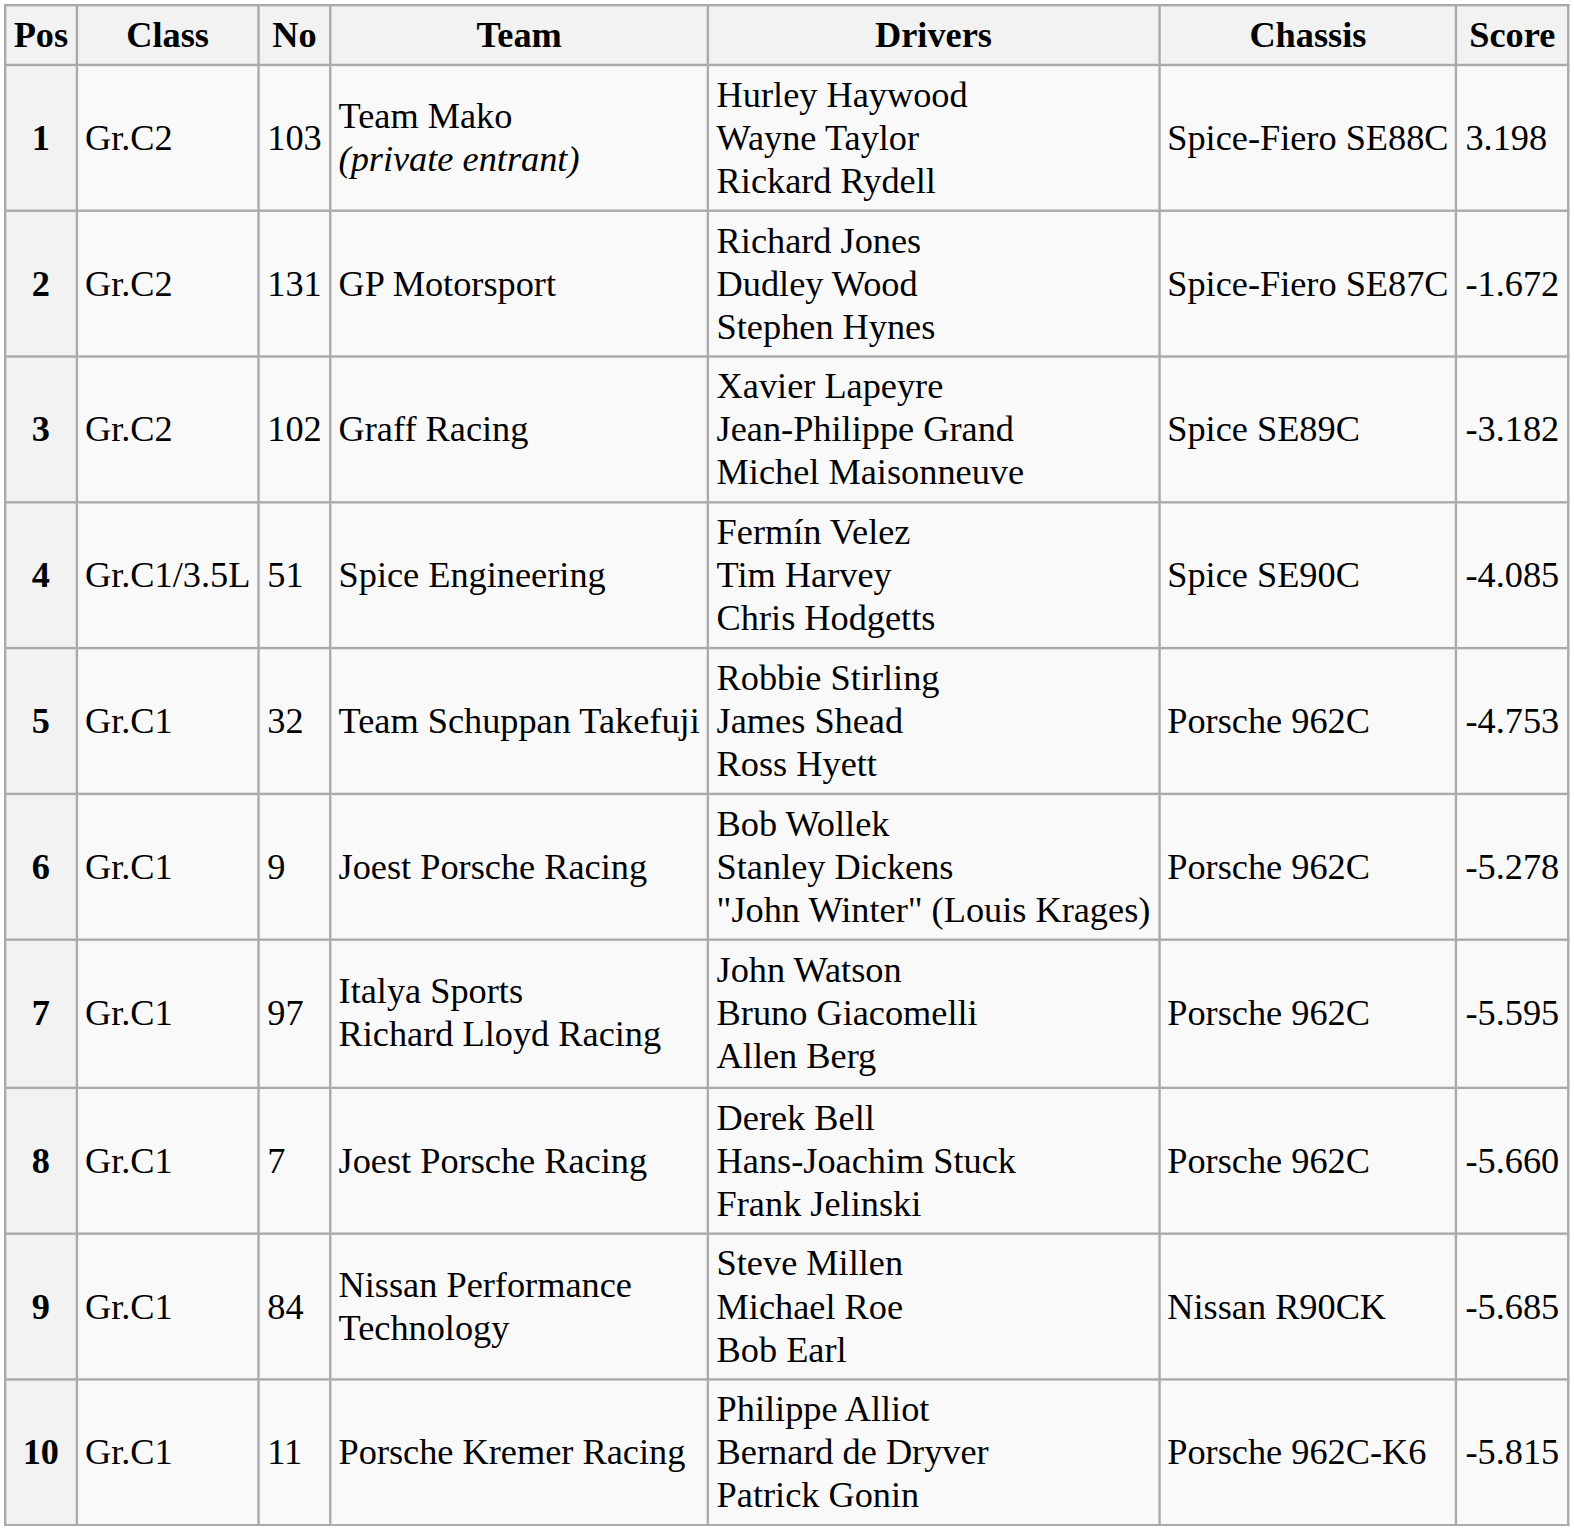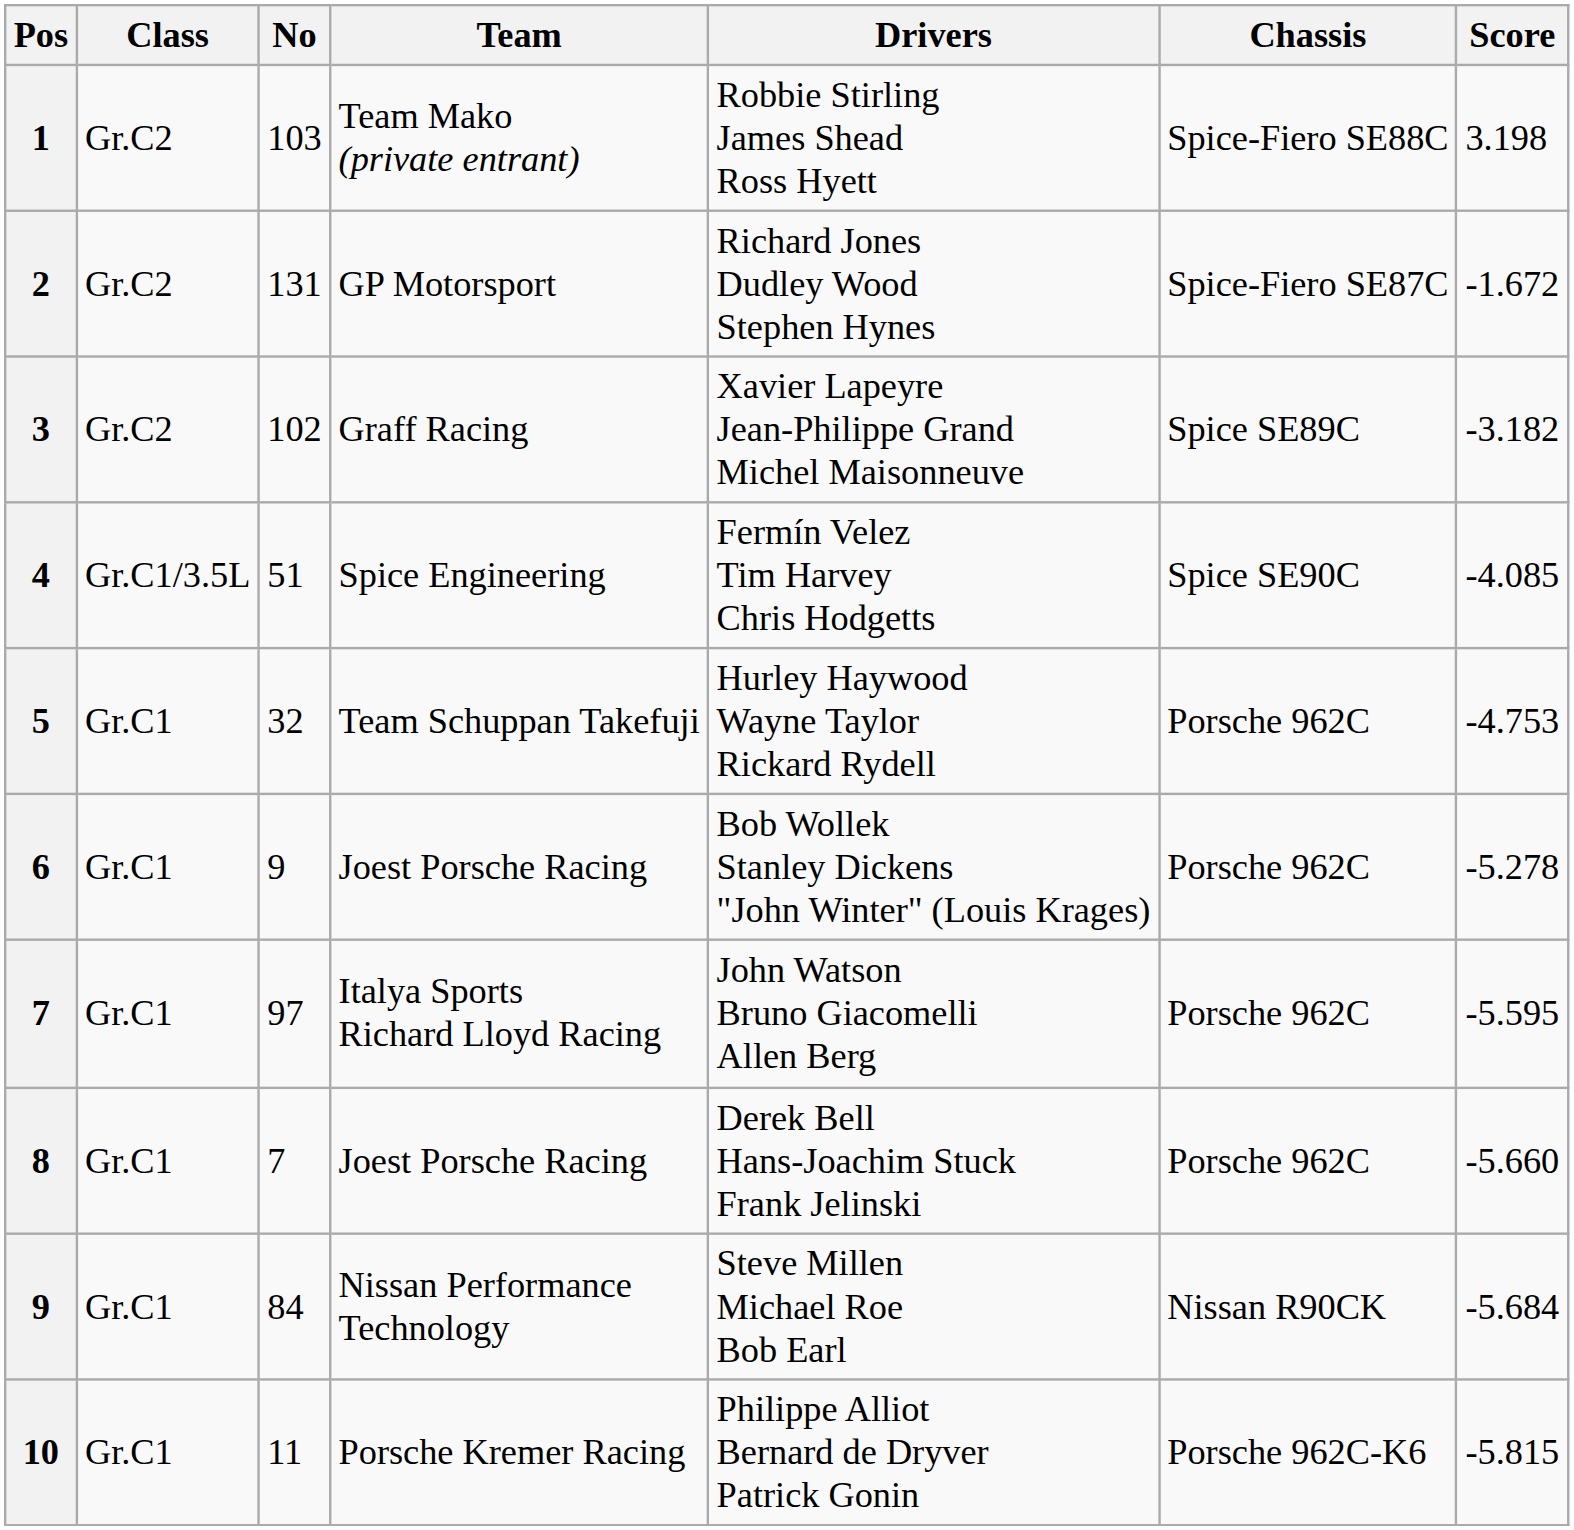(842, 137) Hurley Haywood Wayne Taylor Rickard Rydell -> (828, 137) Robbie Stirling James Shead Ross Hyett
(828, 721) Robbie Stirling James Shead Ross Hyett -> (842, 721) Hurley Haywood Wayne Taylor Rickard Rydell
(1512, 1305) -5.685 -> (1512, 1305) -5.684
